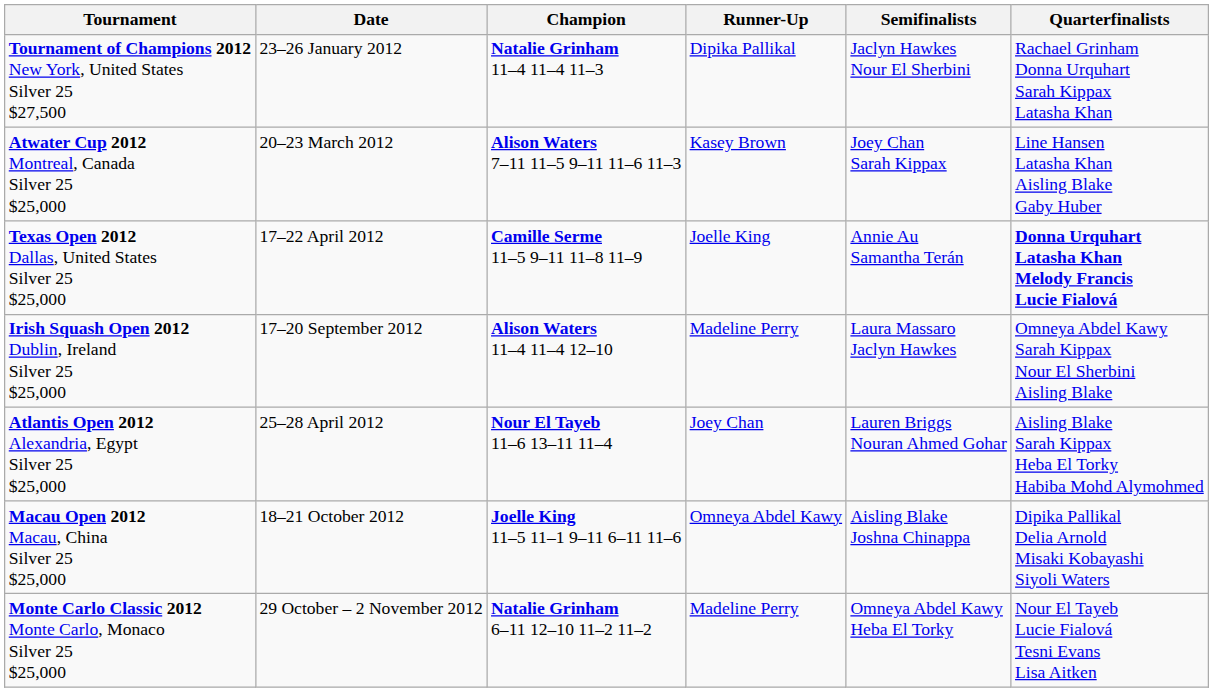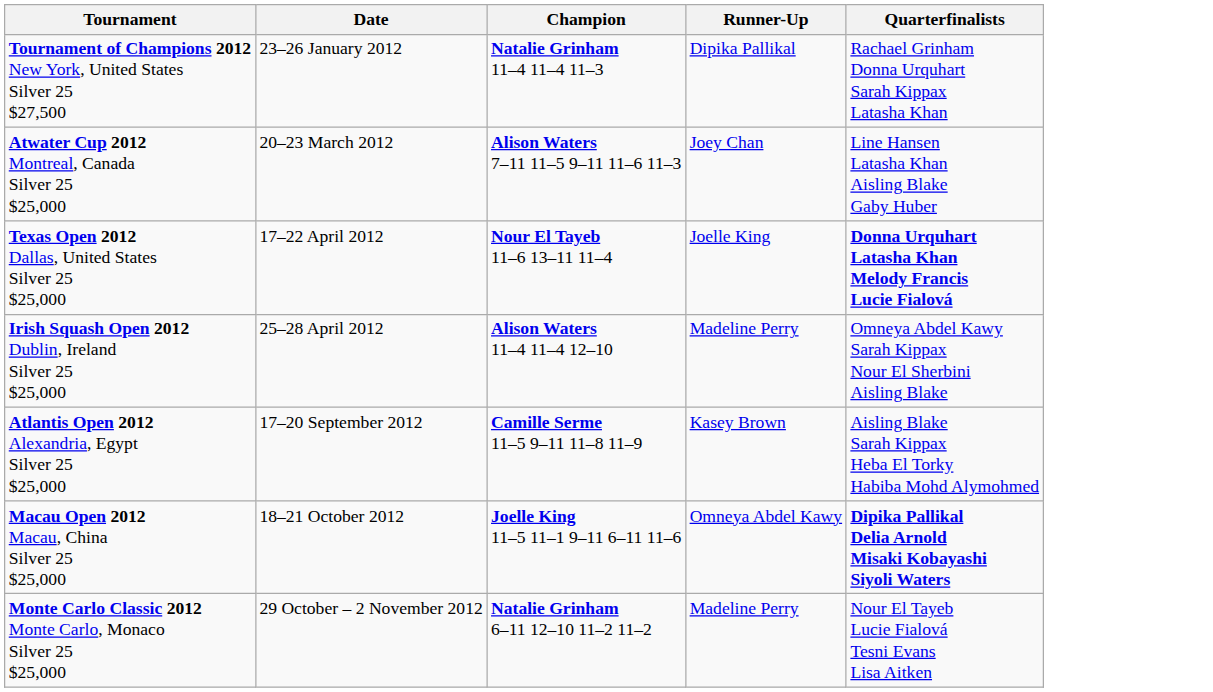- column: (929, 19)
(738, 142) Kasey Brown -> (727, 142) Joey Chan
(567, 246) Camille Serme 11–5 9–11 11–8 11–9 -> (552, 246) Nour El Tayeb 11–6 13–11 11–4
(341, 328) 17–20 September 2012 -> (322, 328) 25–28 April 2012
(322, 422) 25–28 April 2012 -> (341, 422) 17–20 September 2012
(552, 432) Nour El Tayeb 11–6 13–11 11–4 -> (567, 432) Camille Serme 11–5 9–11 11–8 11–9
(727, 422) Joey Chan -> (738, 422) Kasey Brown
(1079, 547) normal -> (919, 547) bold
